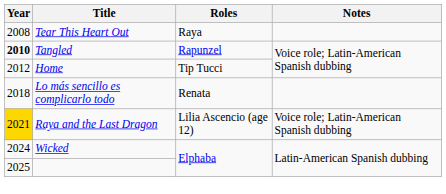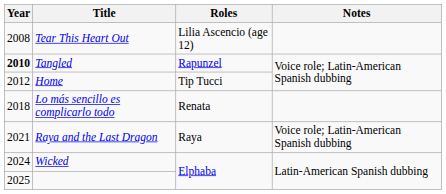(190, 31) Raya -> (223, 38) Lilia Ascencio (age 12)
(19, 124) gold background -> (19, 137) no background
(223, 124) Lilia Ascencio (age 12) -> (190, 137) Raya
